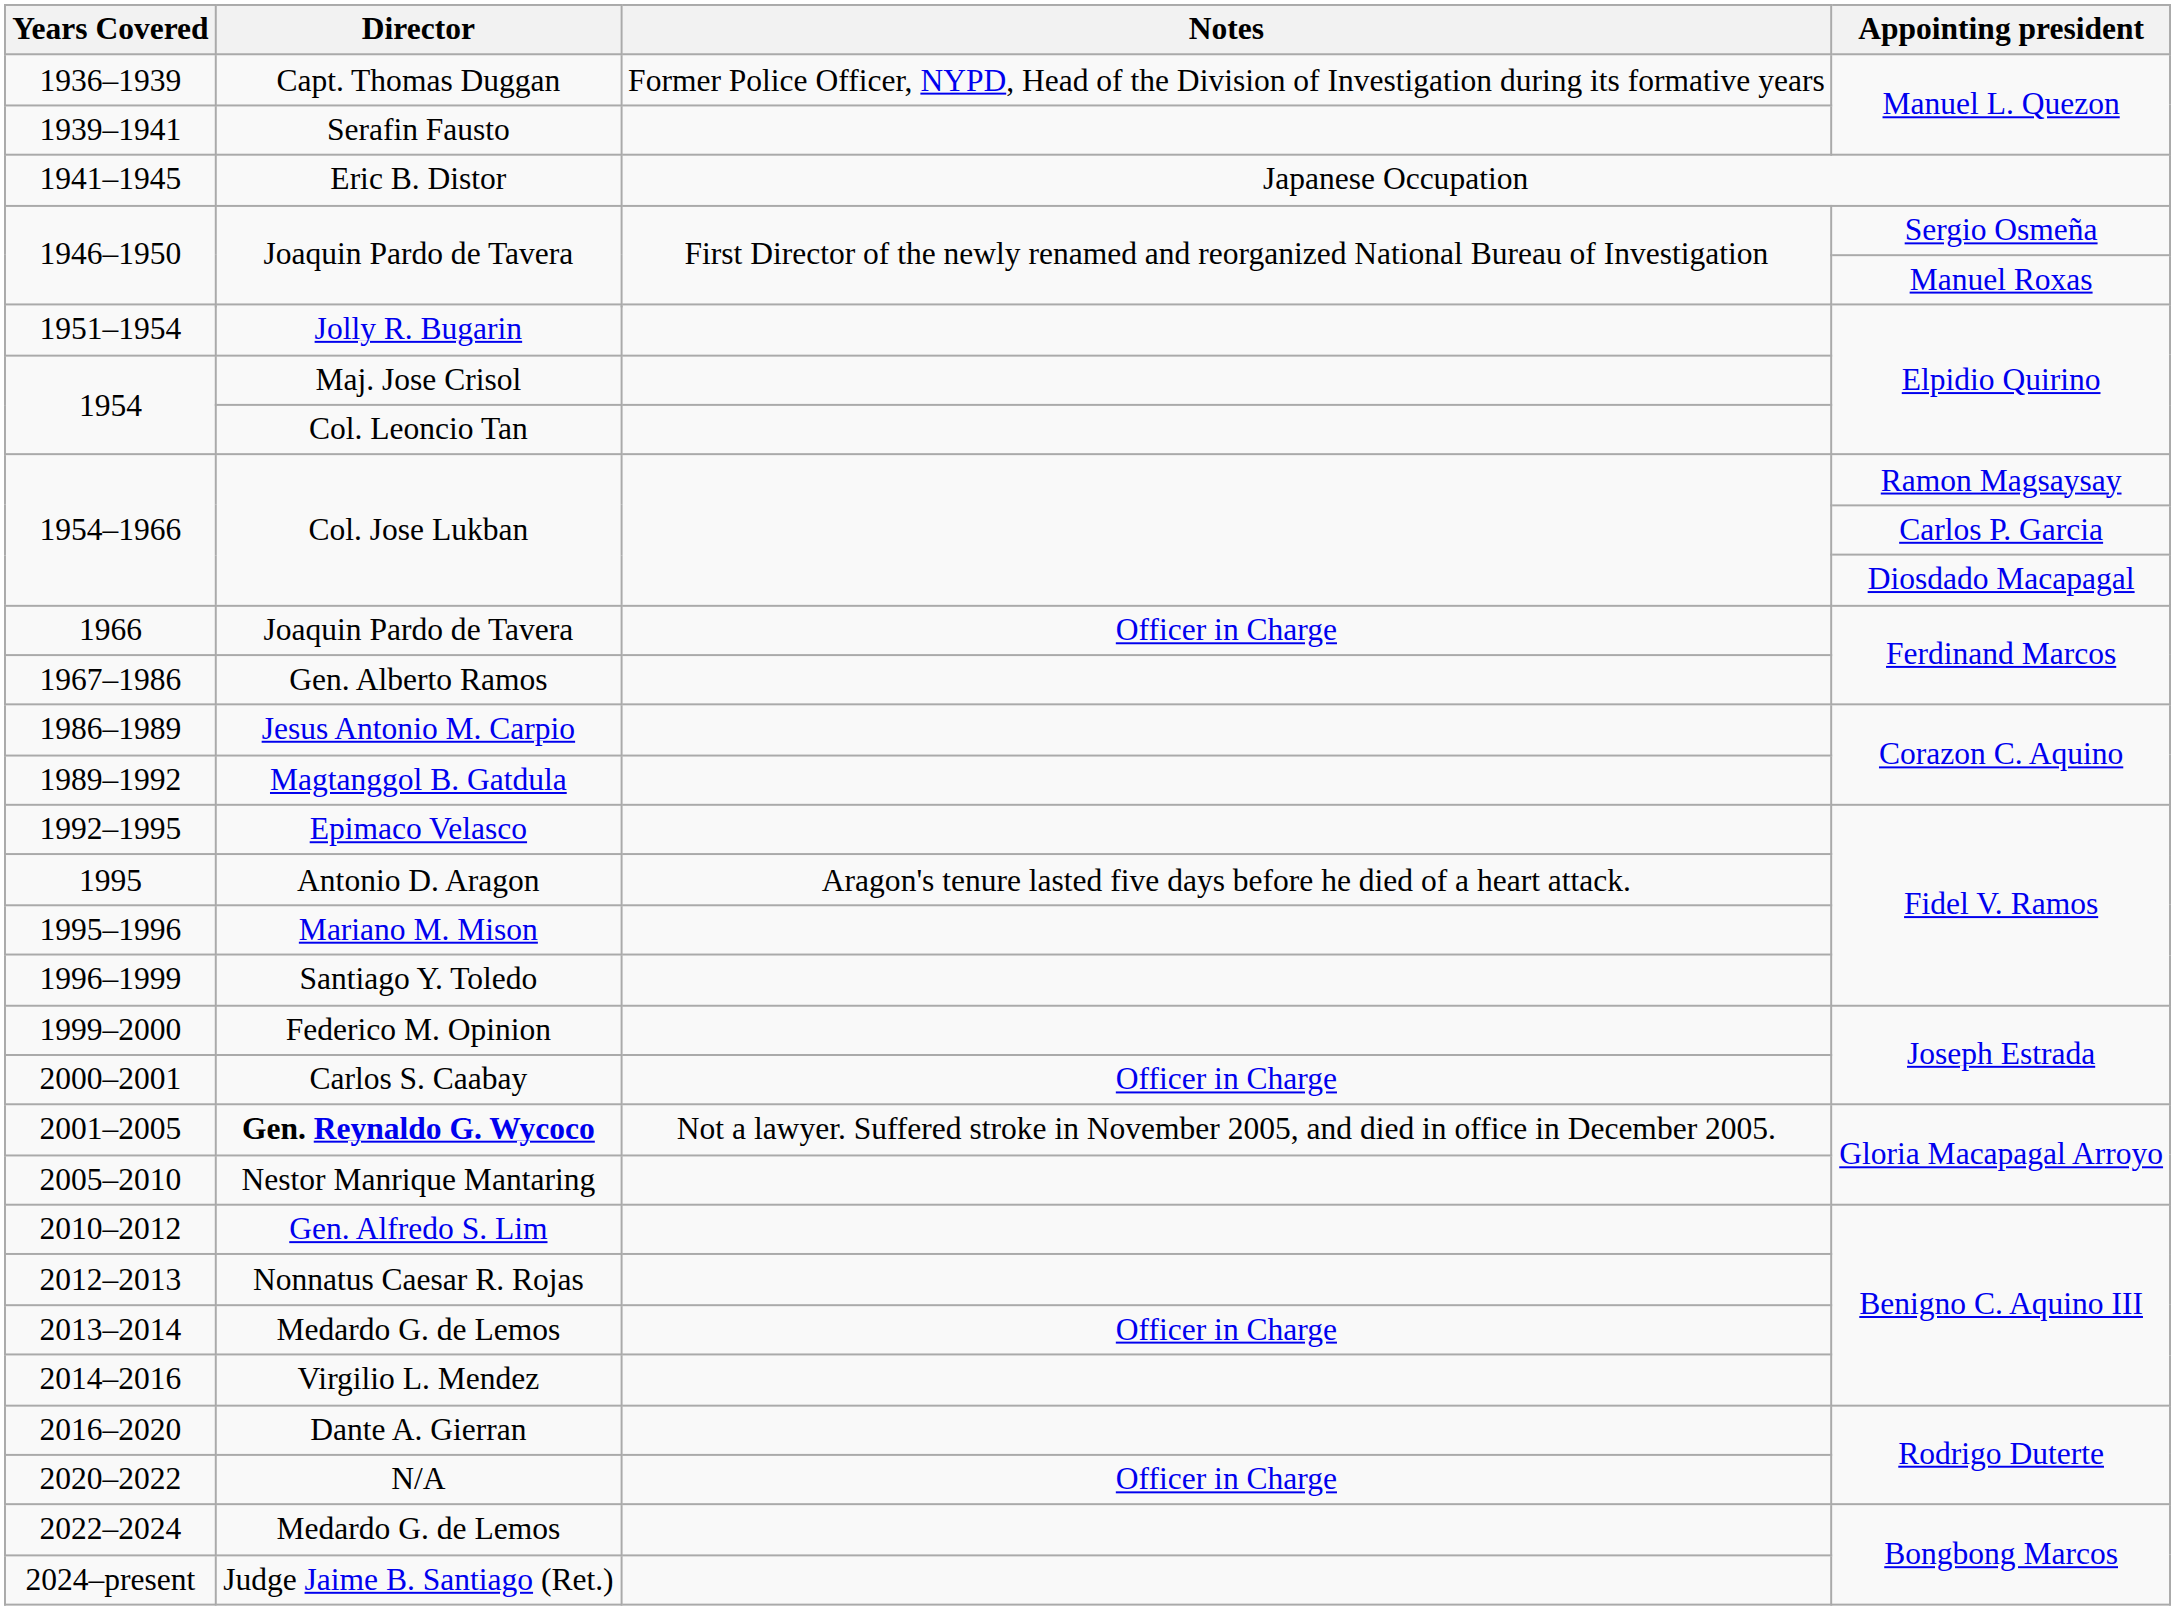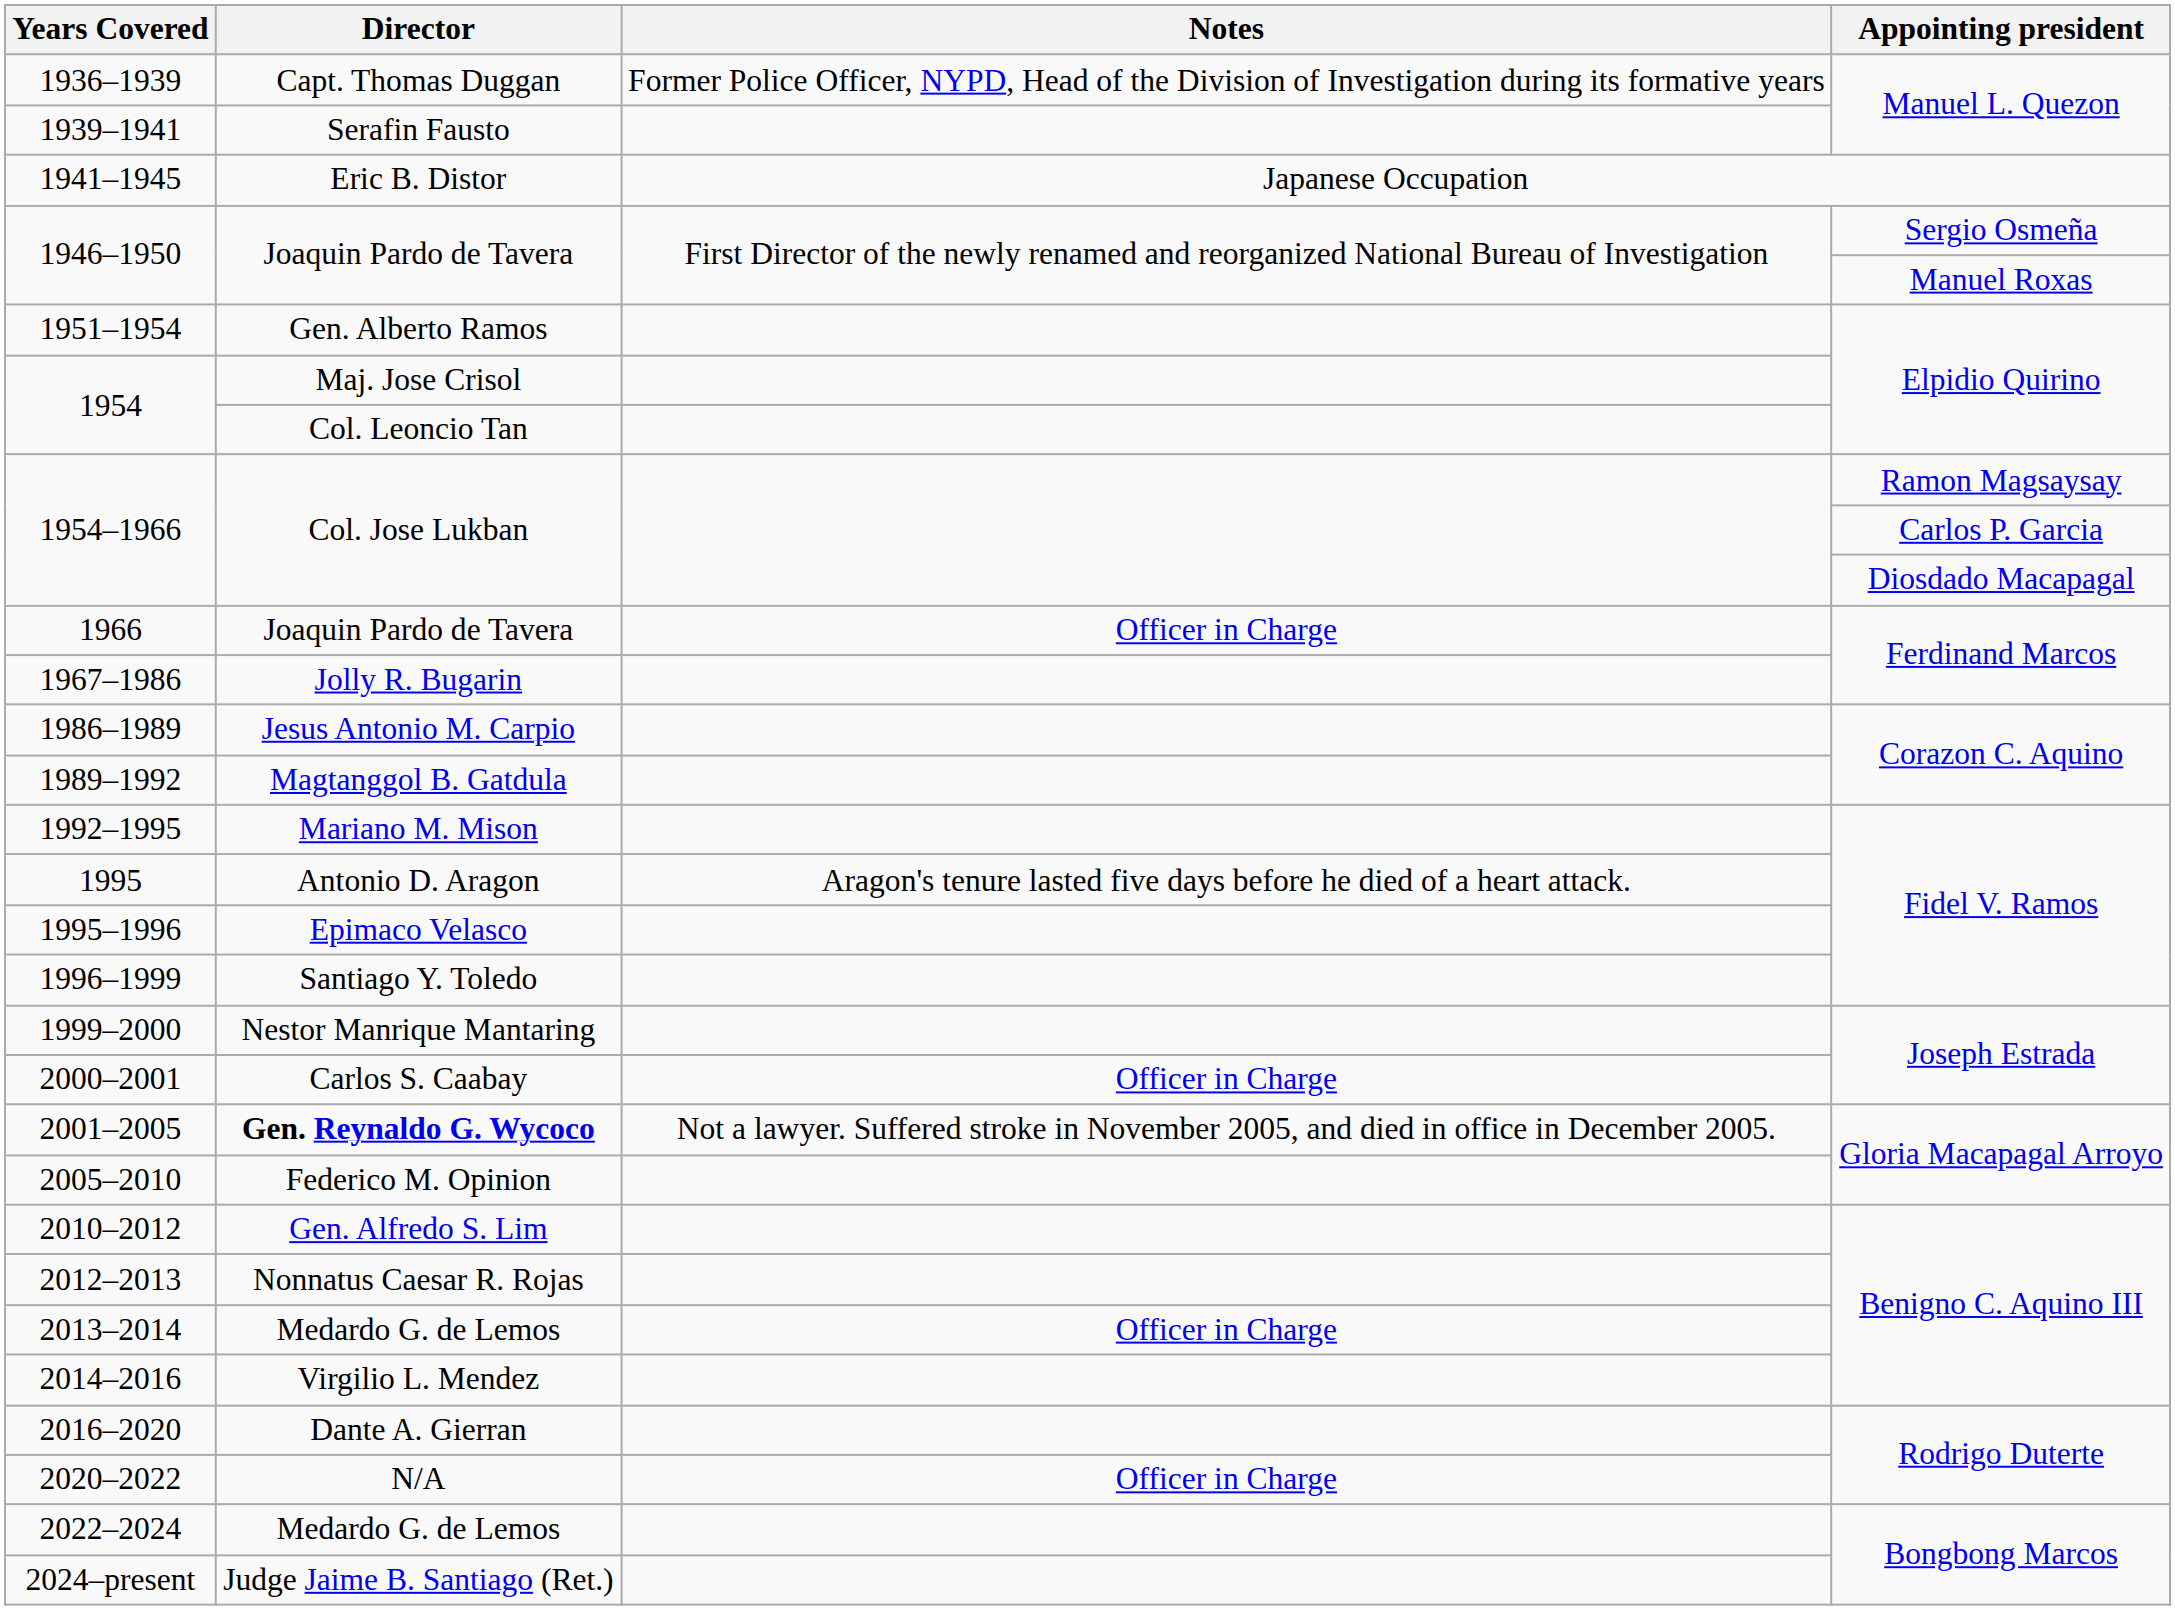(418, 329) Jolly R. Bugarin -> (418, 329) Gen. Alberto Ramos
(418, 679) Gen. Alberto Ramos -> (418, 679) Jolly R. Bugarin
(418, 829) Epimaco Velasco -> (418, 829) Mariano M. Mison
(418, 929) Mariano M. Mison -> (418, 929) Epimaco Velasco
(418, 1029) Federico M. Opinion -> (418, 1029) Nestor Manrique Mantaring
(418, 1179) Nestor Manrique Mantaring -> (418, 1179) Federico M. Opinion
